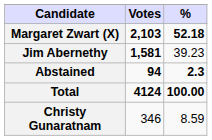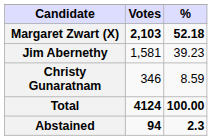(146, 53) bold -> (146, 53) normal
rows swapped: (65, 118) <-> (65, 72)
